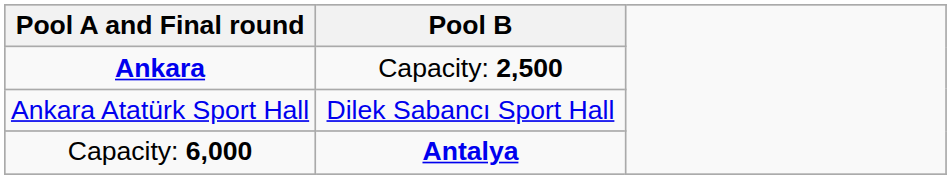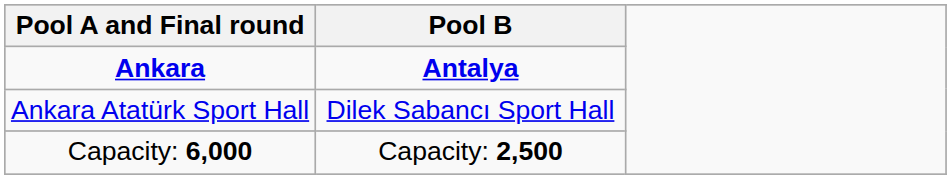(470, 67) Capacity: 2,500 -> (470, 67) Antalya
(470, 151) Antalya -> (470, 151) Capacity: 2,500
